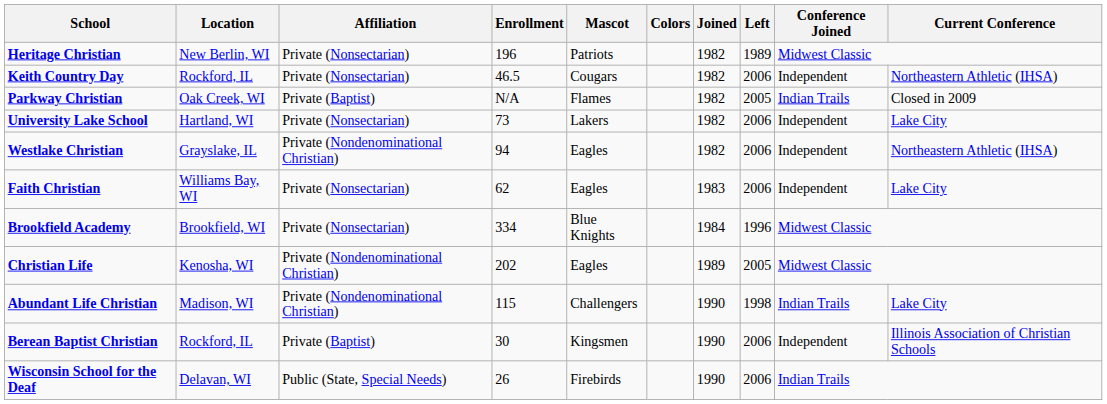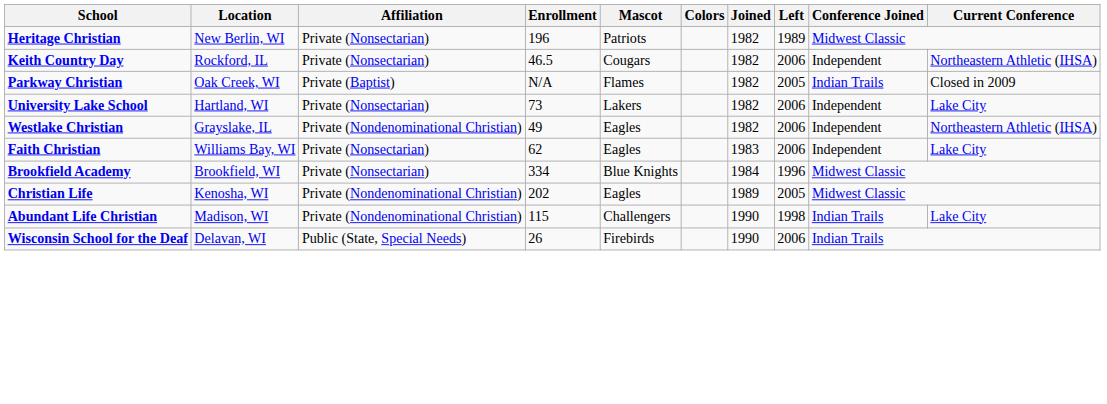(502, 151) 94 -> (535, 127) 49
- row: (83, 341)
